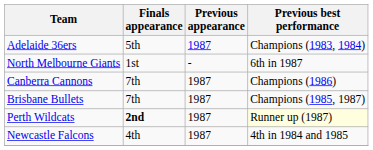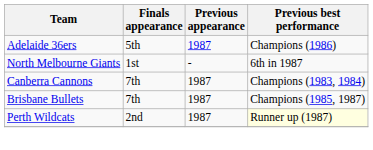(308, 44) Champions (1983, 1984) -> (293, 44) Champions (1986)
(293, 81) Champions (1986) -> (308, 81) Champions (1983, 1984)
(135, 117) bold -> (134, 117) normal
- row: (50, 136)
